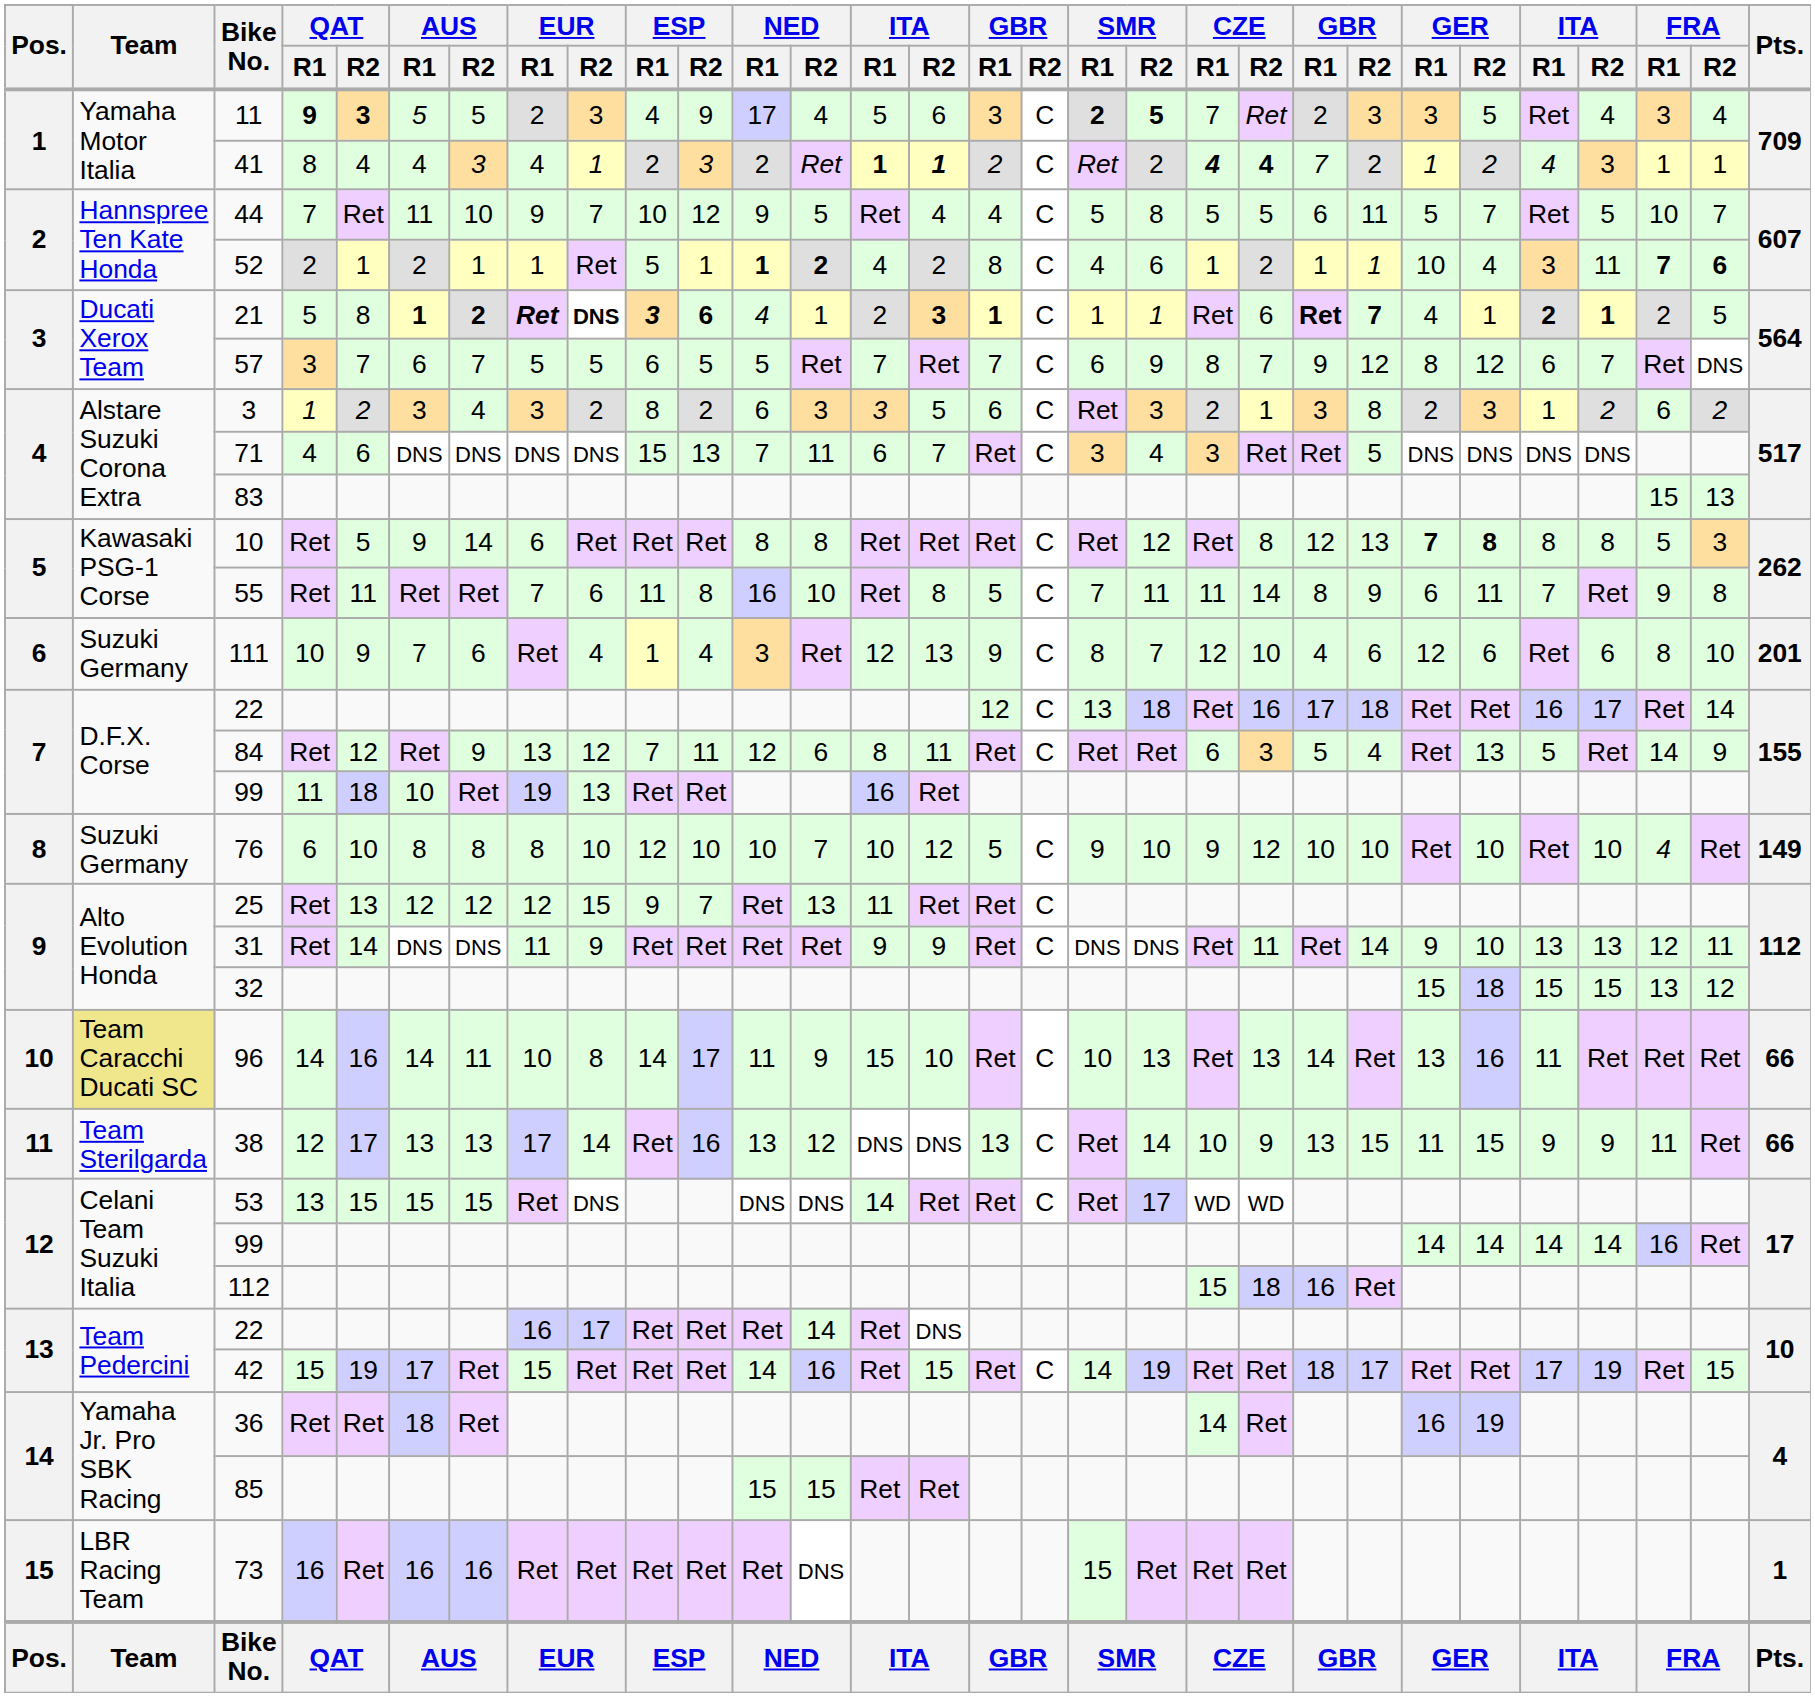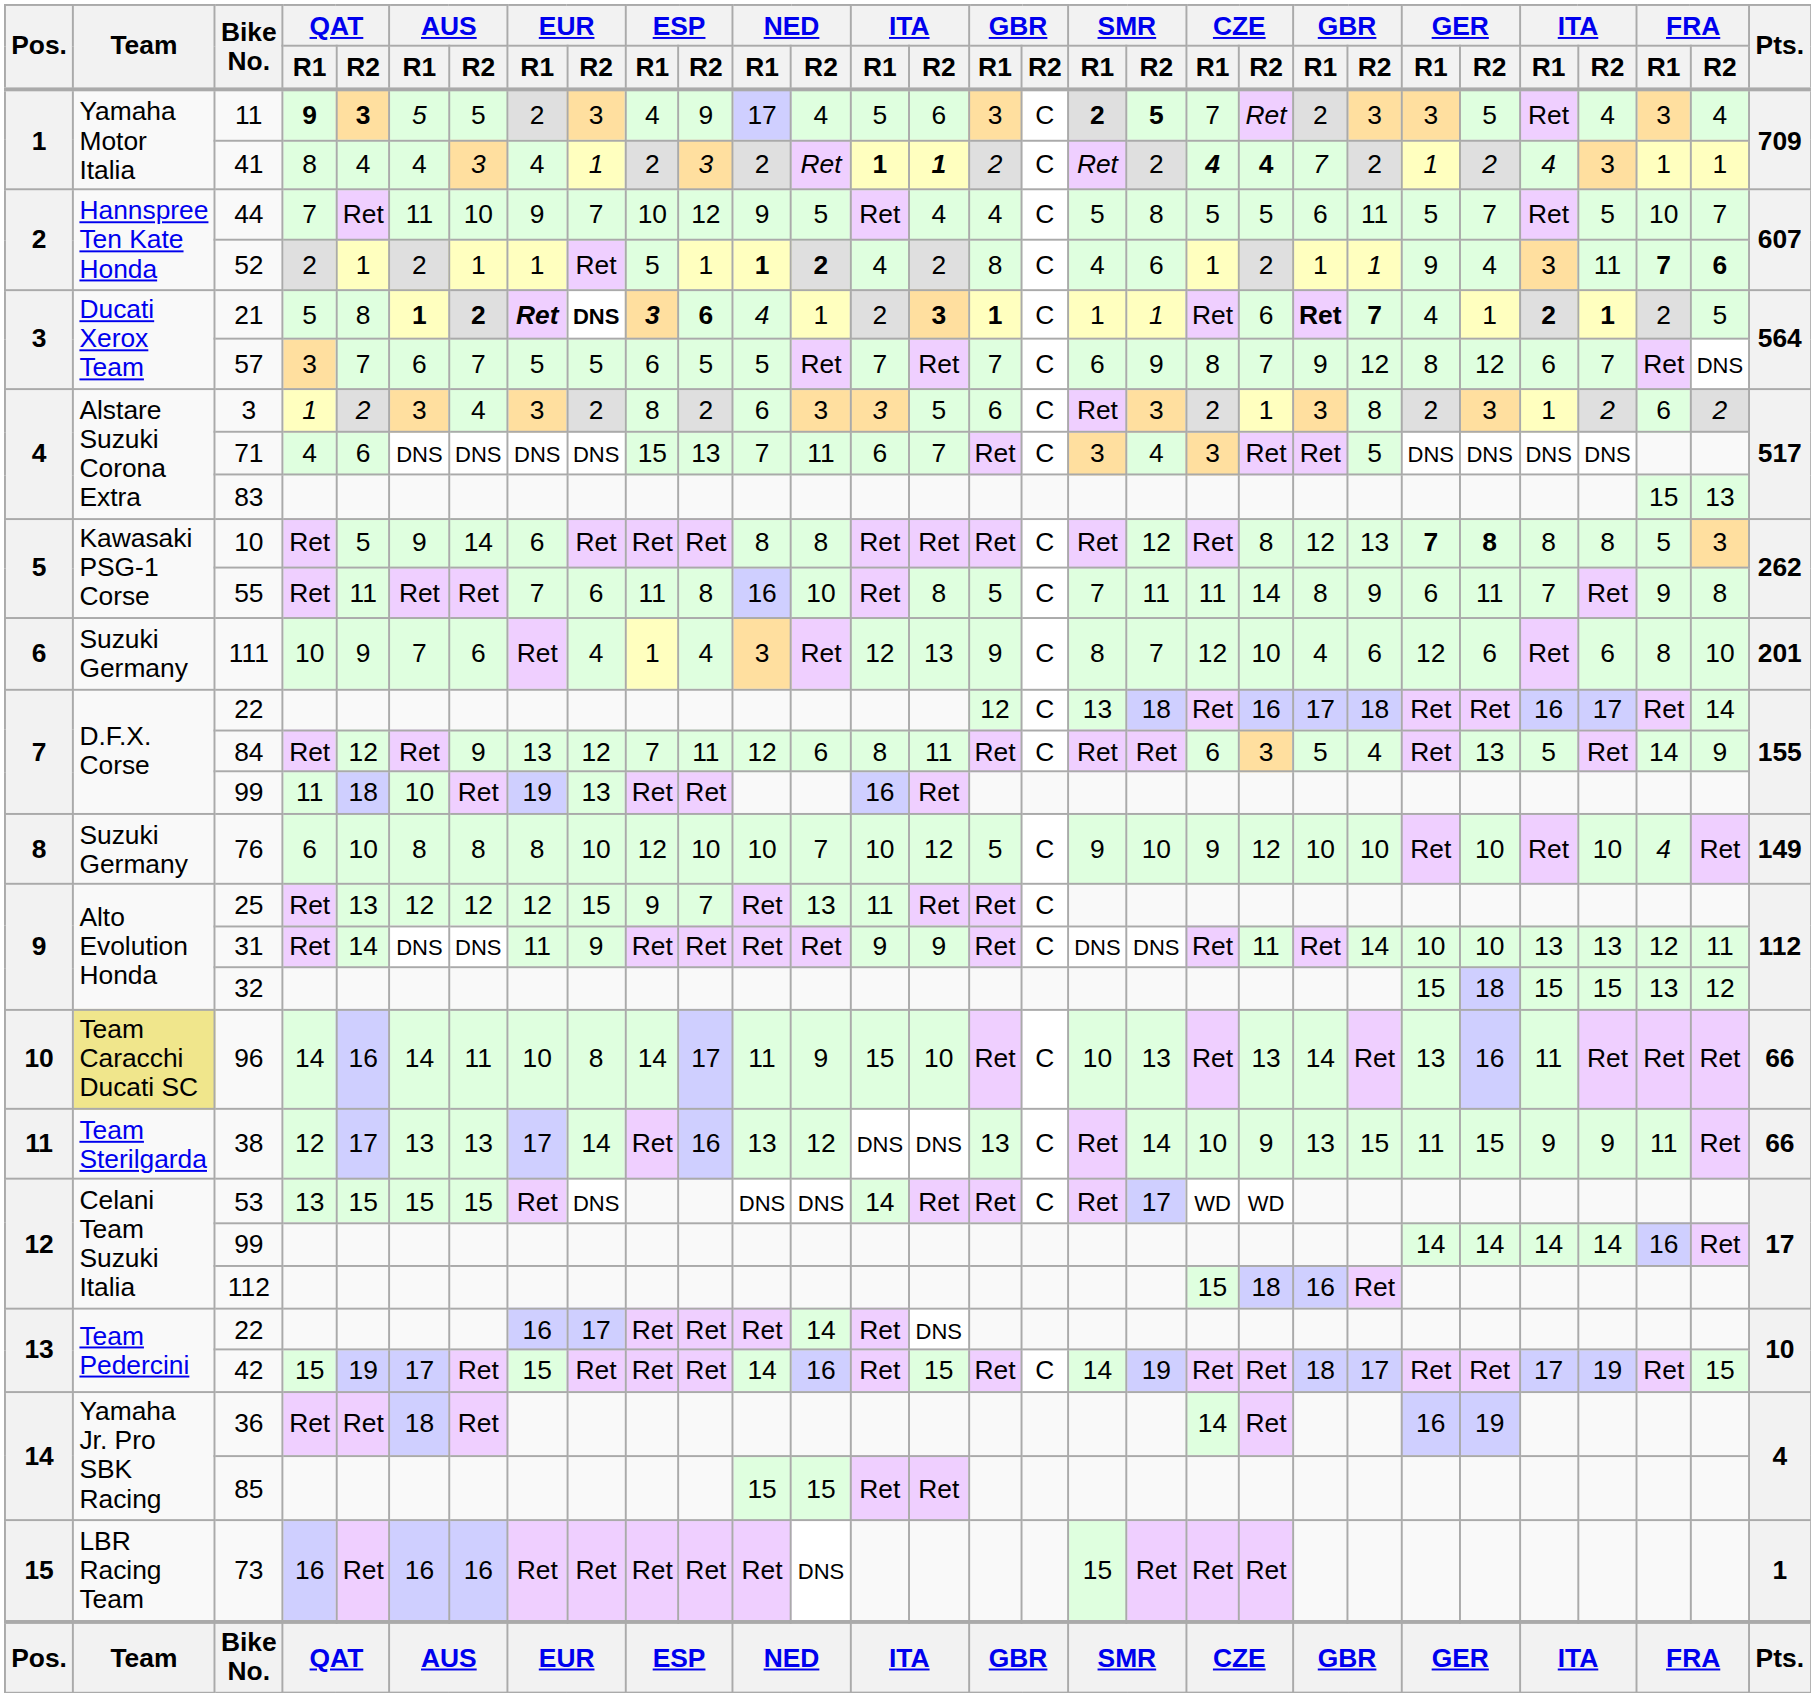(1431, 264) 10 -> (1431, 264) 9
(1431, 946) 9 -> (1431, 946) 10
